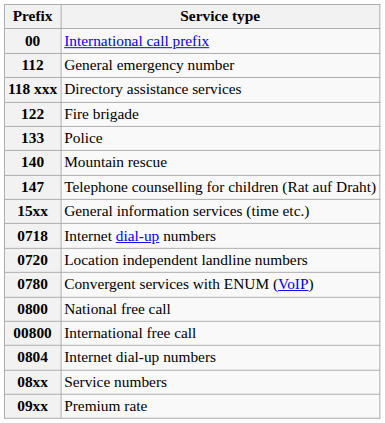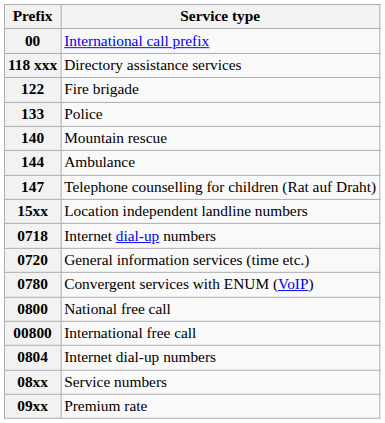- row: (33, 65)
+ row: (33, 162)
(187, 211) General information services (time etc.) -> (186, 211) Location independent landline numbers
(186, 260) Location independent landline numbers -> (187, 260) General information services (time etc.)
